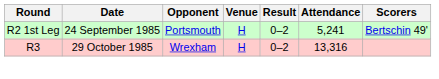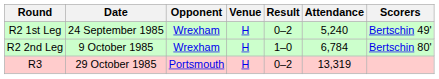(193, 30) Portsmouth -> (197, 30) Wrexham
(331, 30) 5,241 -> (334, 30) 5,240
+ row: (35, 47)
(193, 47) Wrexham -> (197, 64) Portsmouth
(331, 47) 13,316 -> (334, 64) 13,319
